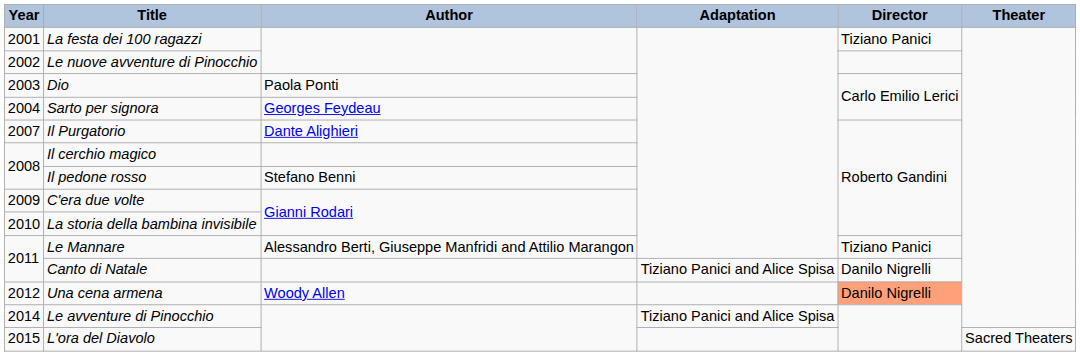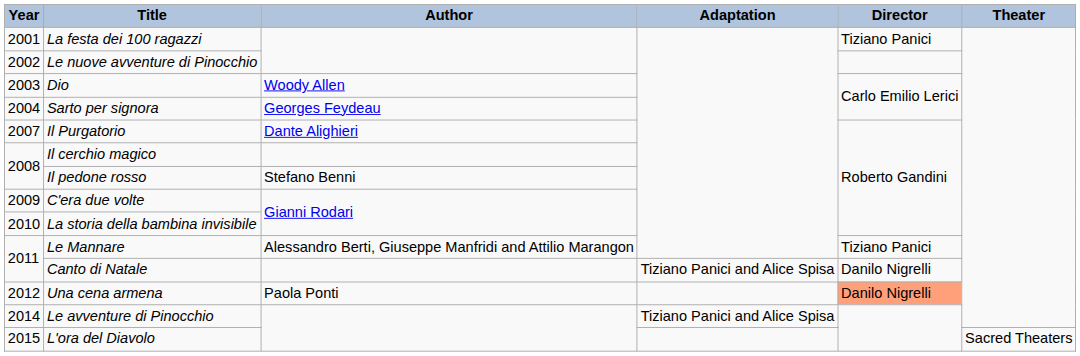(301, 85) Paola Ponti -> (304, 85) Woody Allen
(304, 293) Woody Allen -> (301, 293) Paola Ponti
